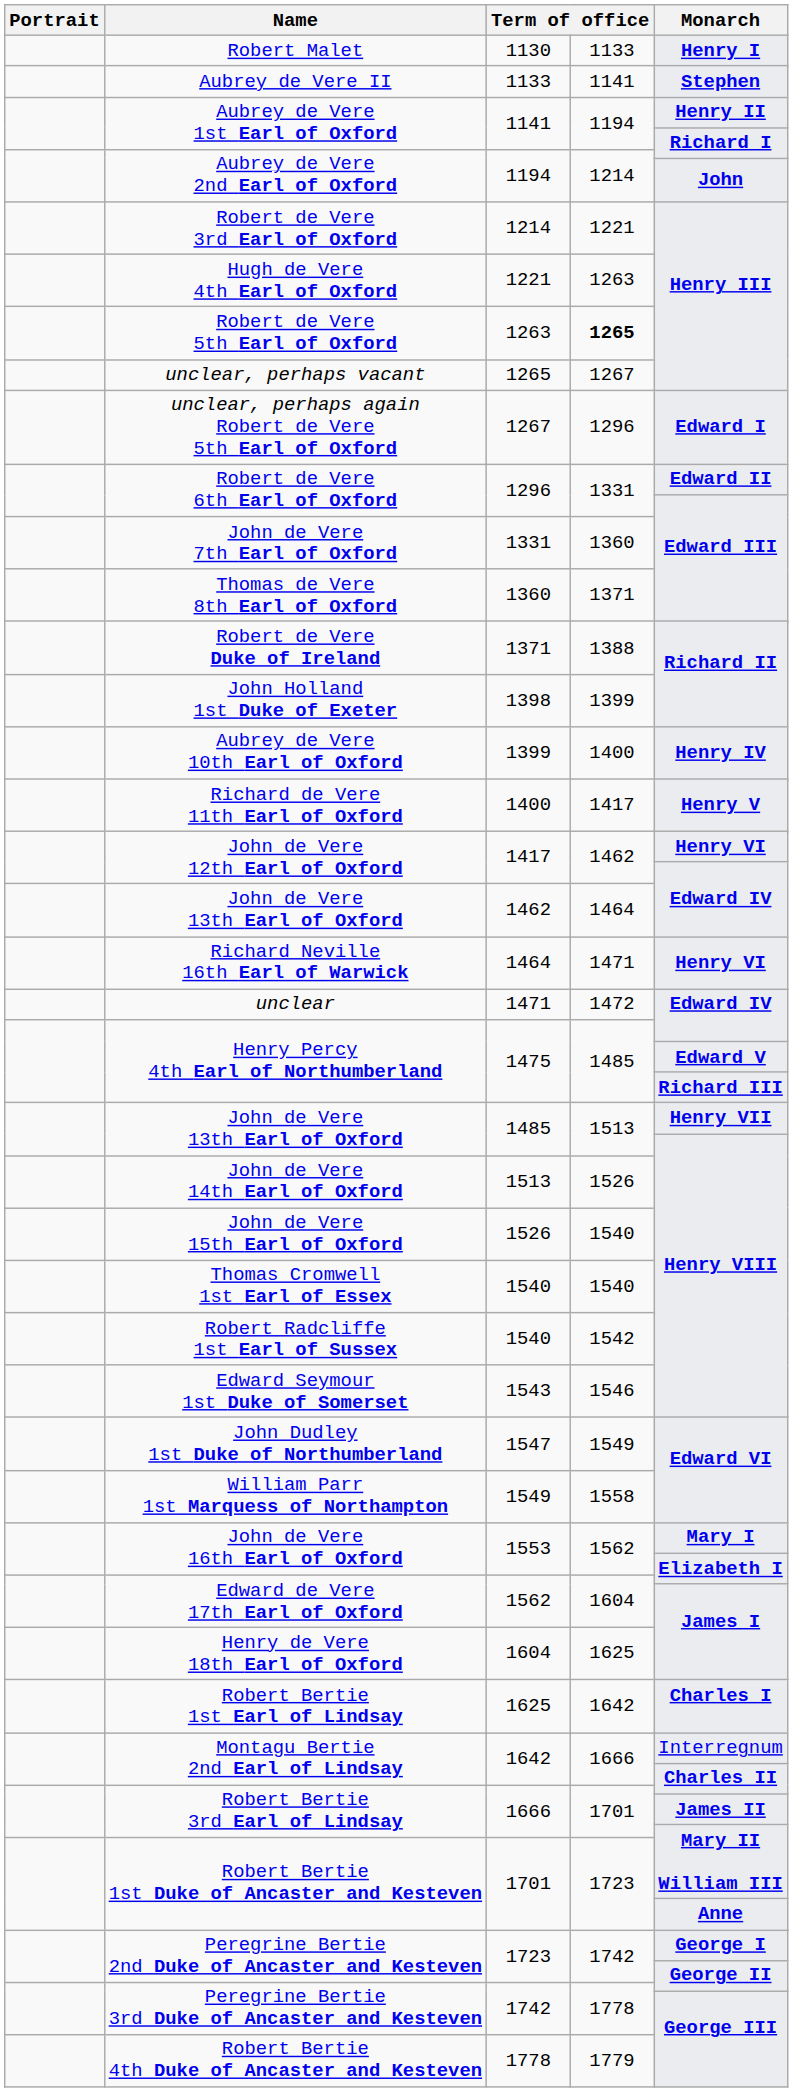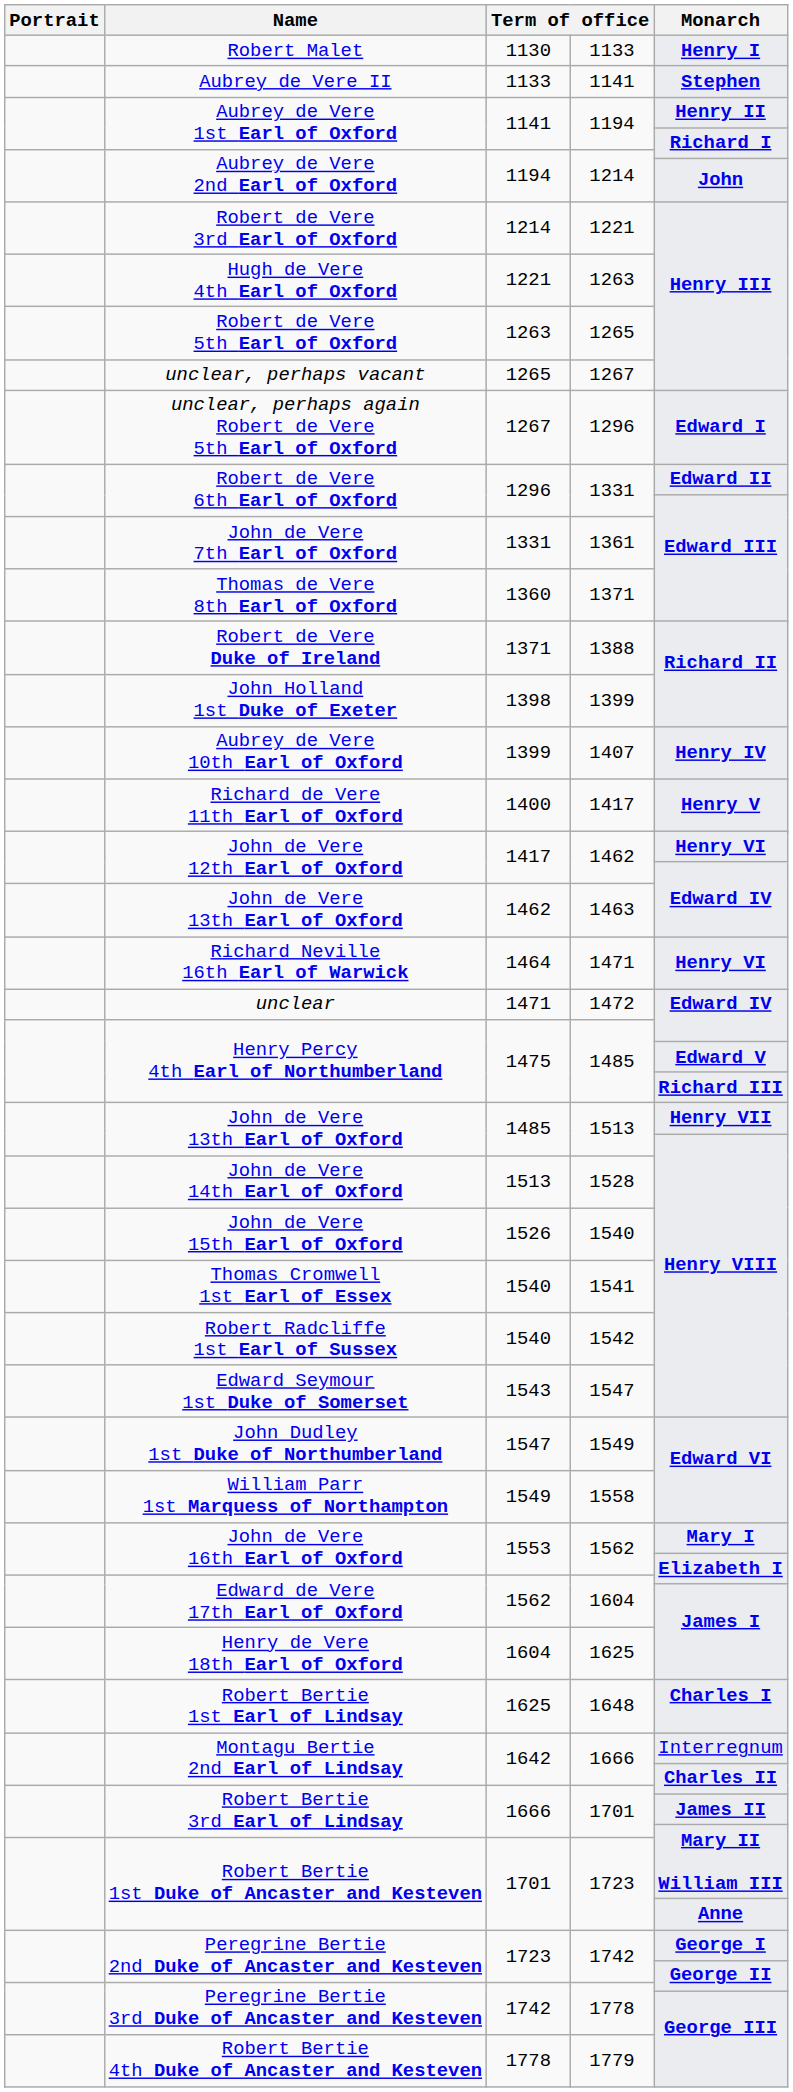(612, 333) bold -> (612, 333) normal
(612, 543) 1360 -> (612, 543) 1361
(612, 753) 1400 -> (612, 753) 1407
(612, 910) 1464 -> (612, 910) 1463
(612, 1182) 1526 -> (612, 1182) 1528
(612, 1286) 1540 -> (612, 1286) 1541
(612, 1391) 1546 -> (612, 1391) 1547
(612, 1706) 1642 -> (612, 1706) 1648
